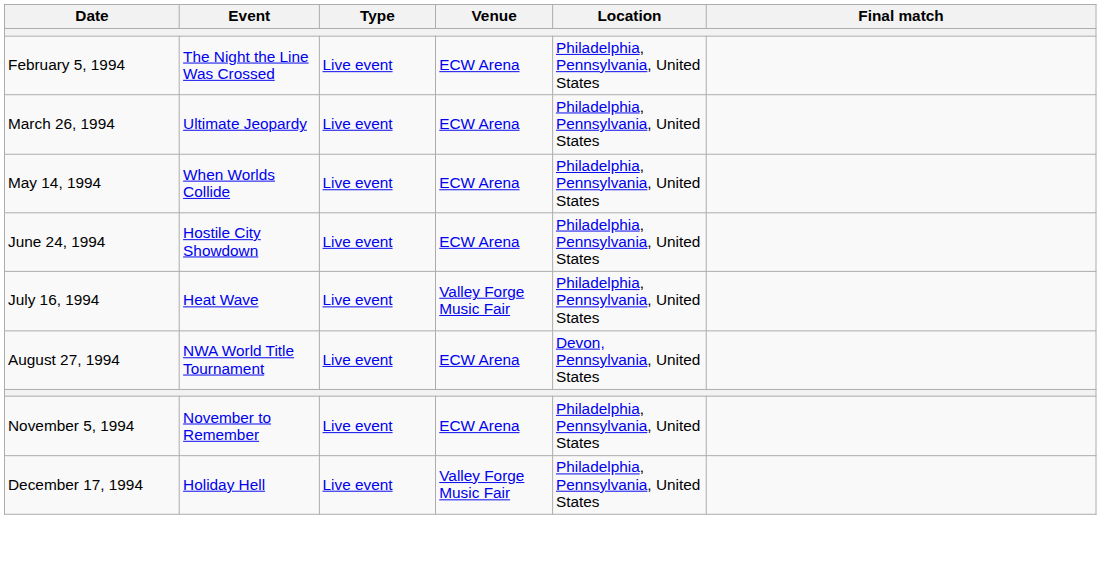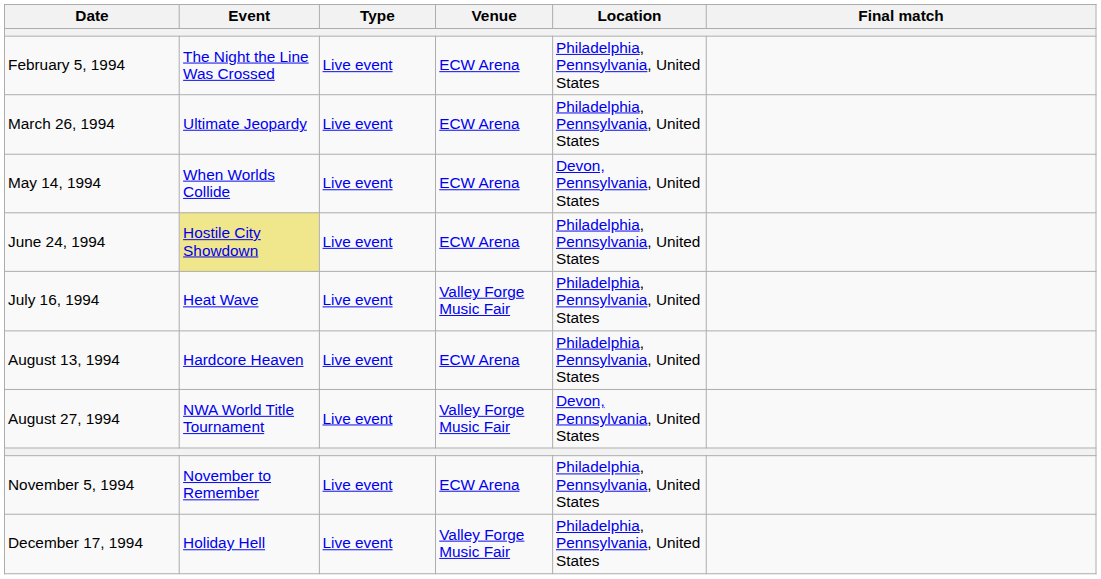(628, 183) Philadelphia, Pennsylvania, United States -> (628, 183) Devon, Pennsylvania, United States
(222, 242) no background -> (222, 242) khaki background
+ row: (64, 360)
(479, 360) ECW Arena -> (482, 418) Valley Forge Music Fair
